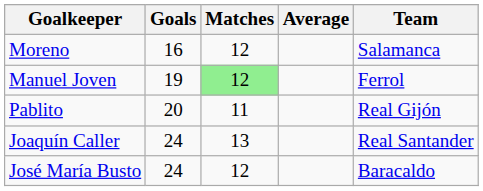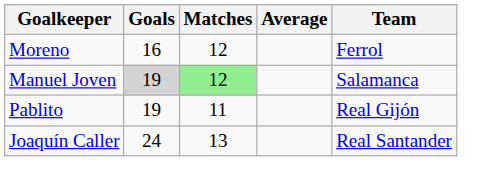(399, 49) Salamanca -> (359, 49) Ferrol
(173, 79) no background -> (152, 79) lightgrey background
(381, 79) Ferrol -> (377, 79) Salamanca
(173, 110) 20 -> (152, 110) 19
- row: (75, 170)
